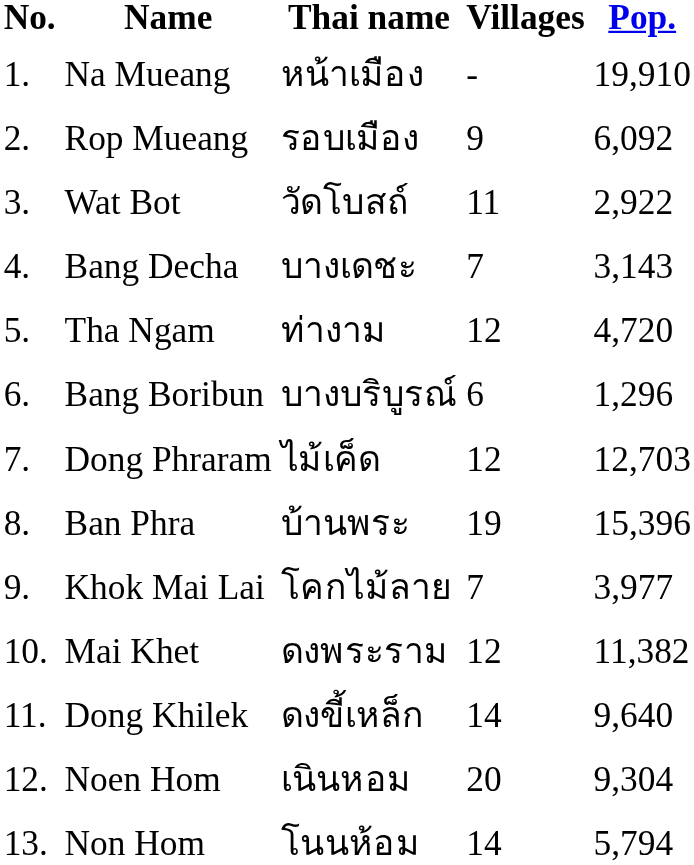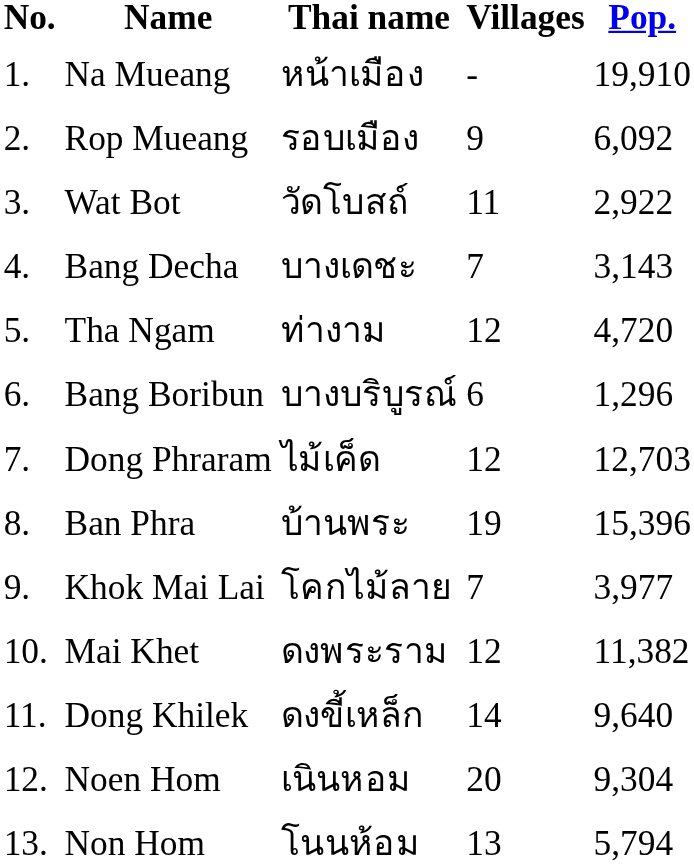(484, 842) 14 -> (484, 842) 13
